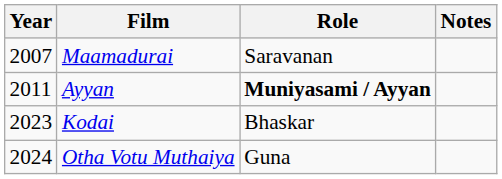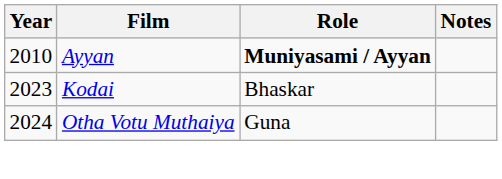- row: (118, 55)
(30, 88) 2011 -> (31, 55) 2010
